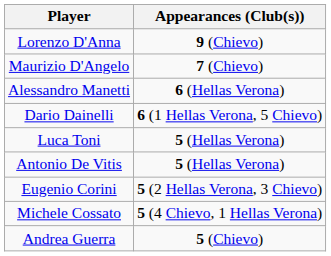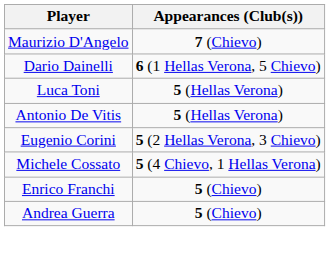- row: (69, 41)
- row: (69, 90)
+ row: (68, 189)
